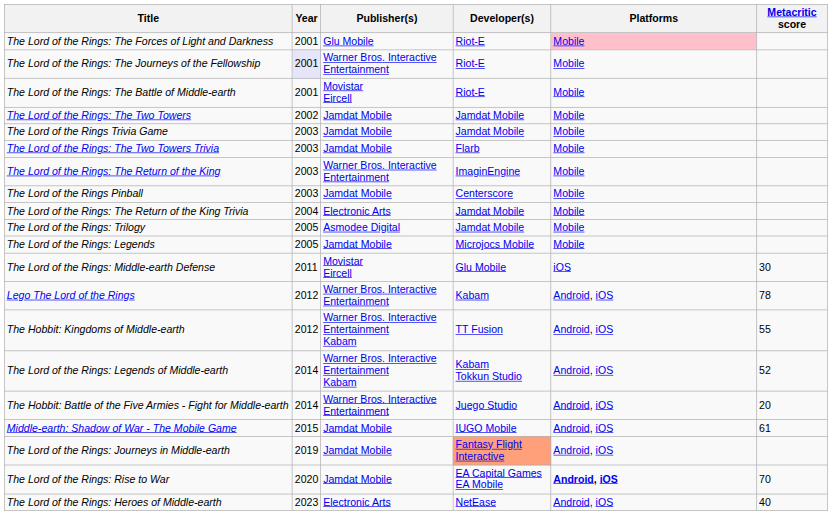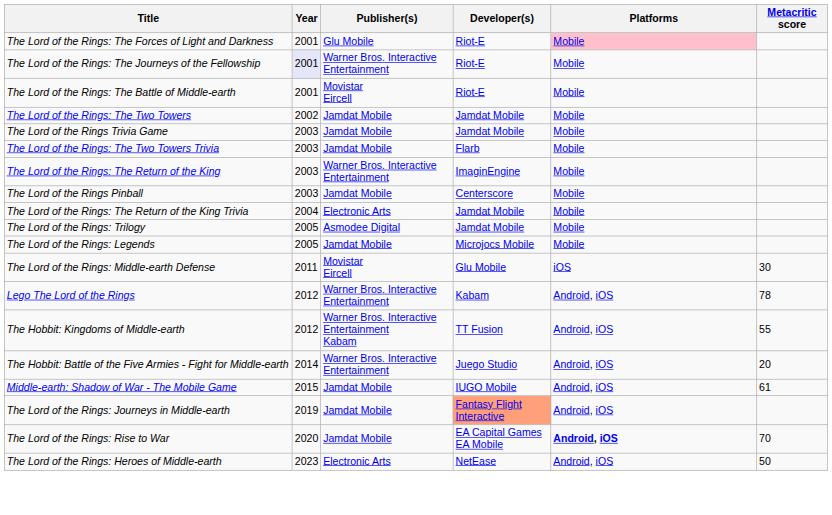- row: (117, 371)
(765, 502) 40 -> (765, 461) 50
